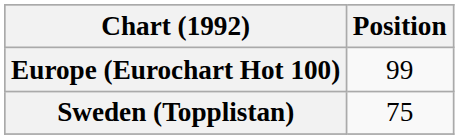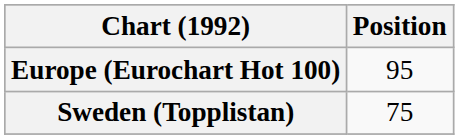(400, 69) 99 -> (400, 69) 95
